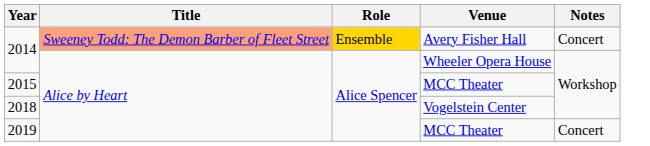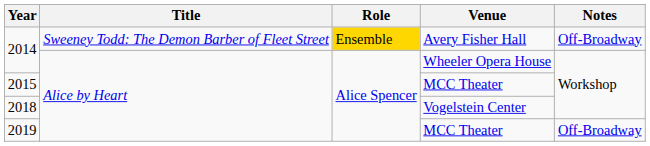(186, 38) lightsalmon background -> (186, 38) no background
(581, 38) Concert -> (600, 38) Off-Broadway
(581, 130) Concert -> (600, 130) Off-Broadway
